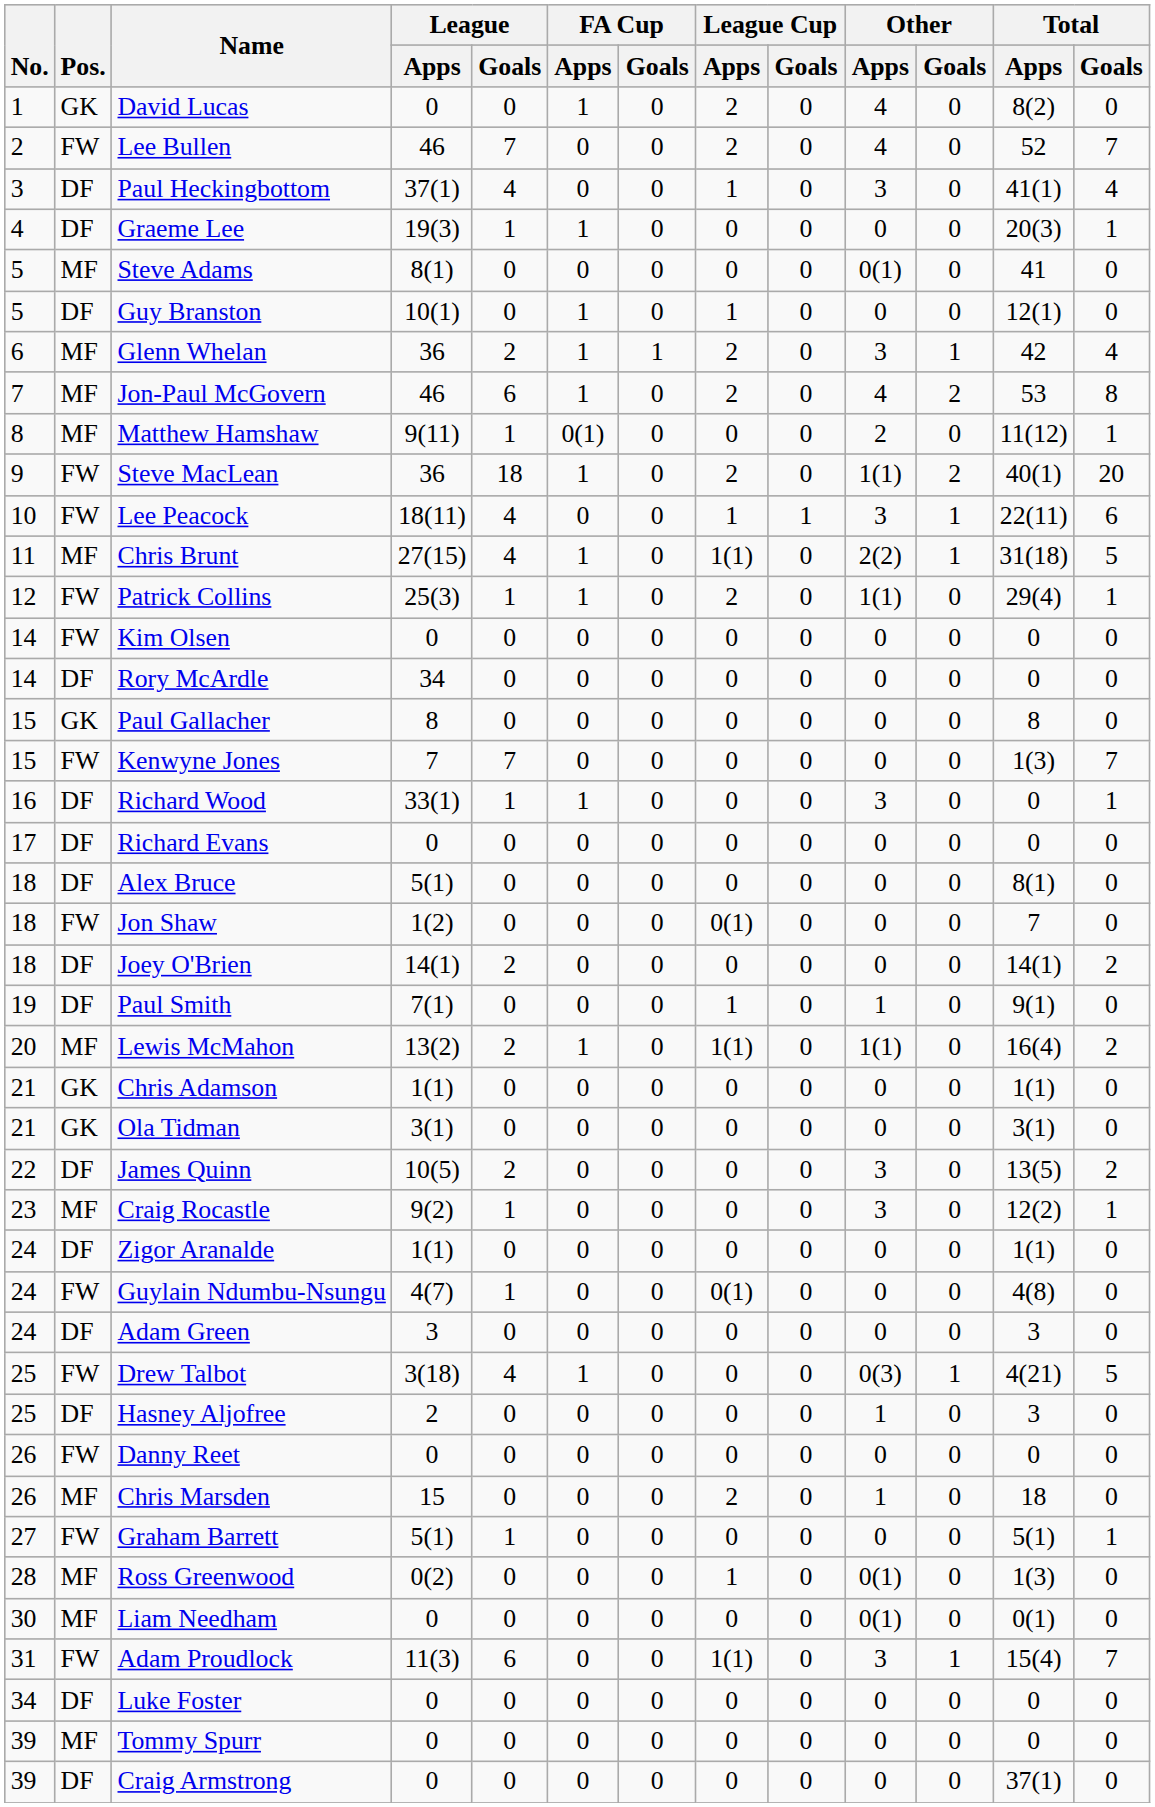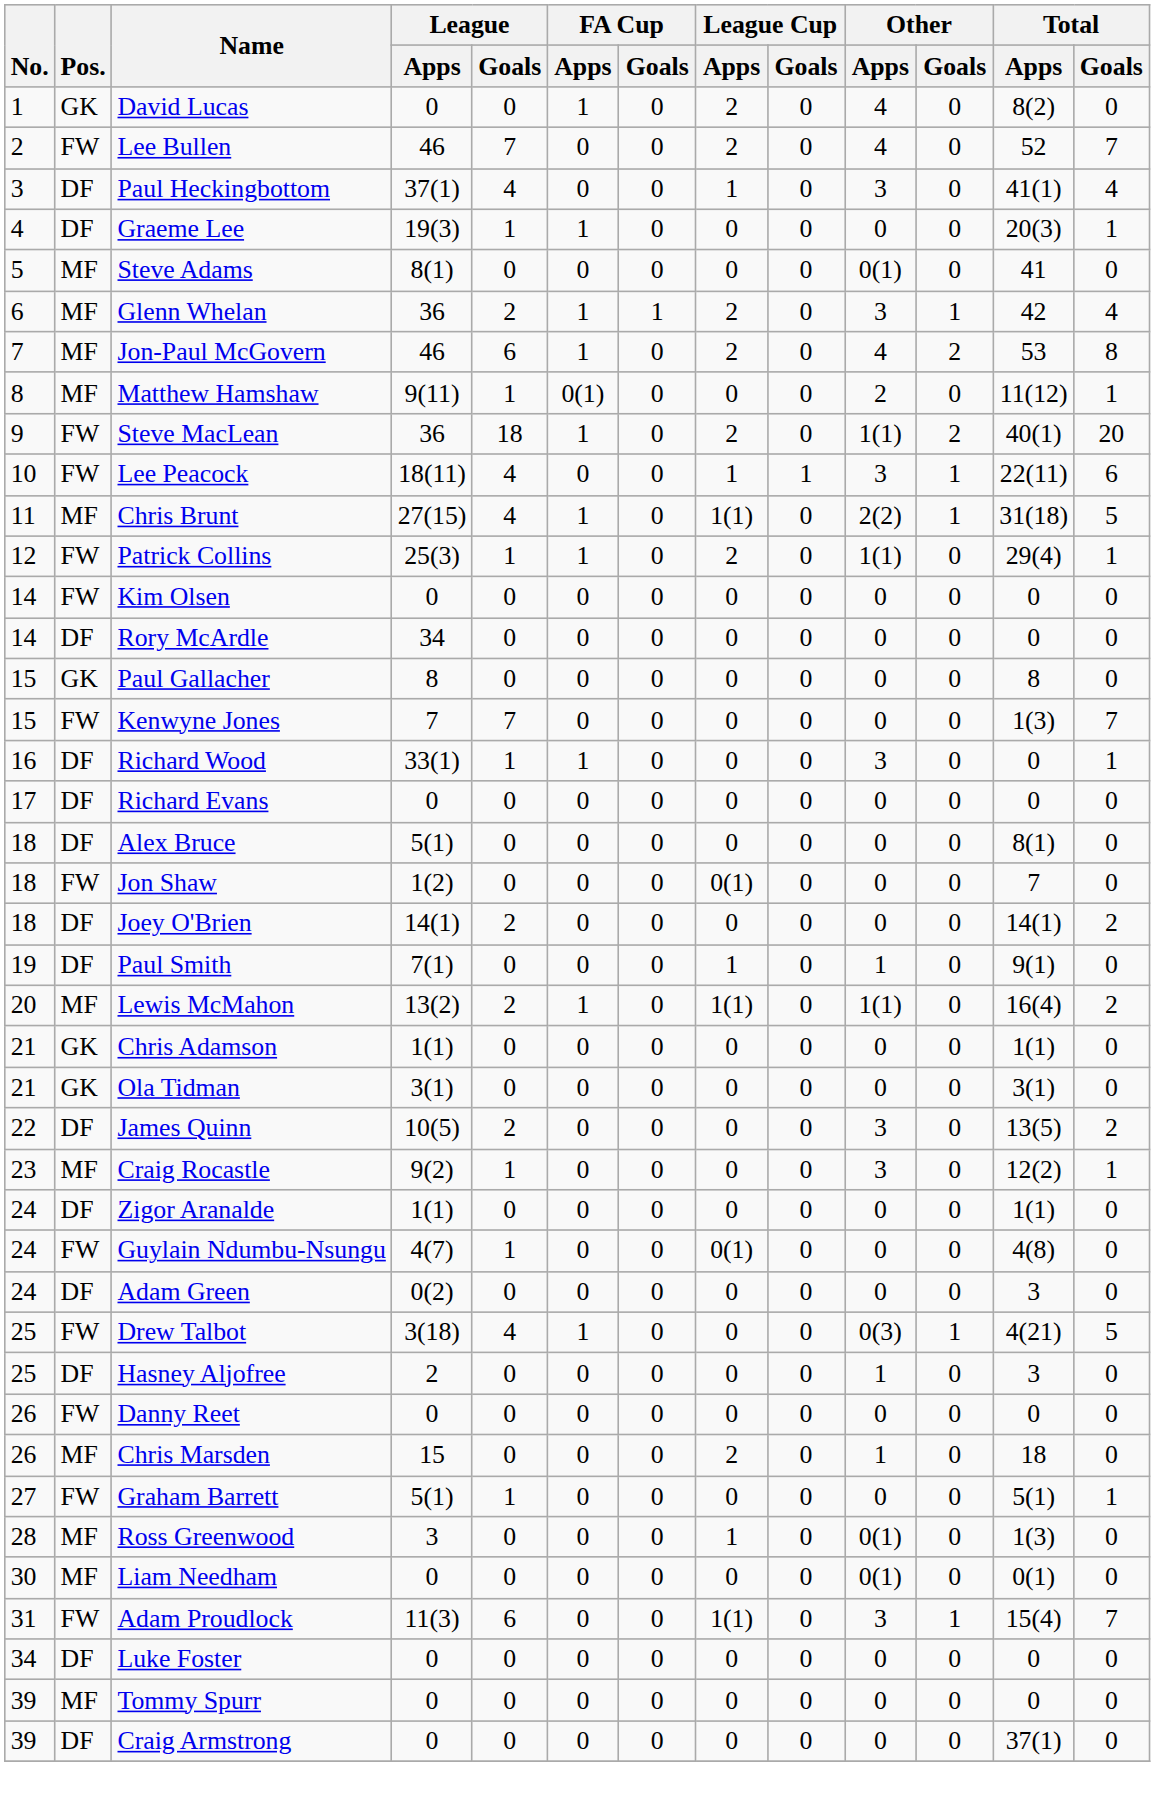- row: (189, 310)
(432, 1332) 3 -> (432, 1291) 0(2)
(432, 1577) 0(2) -> (432, 1536) 3
